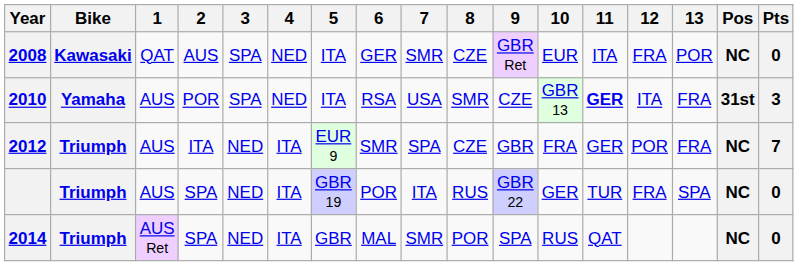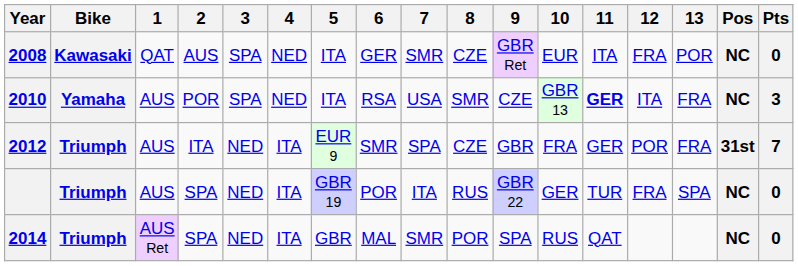(738, 100) 31st -> (738, 100) NC
(738, 146) NC -> (738, 146) 31st
